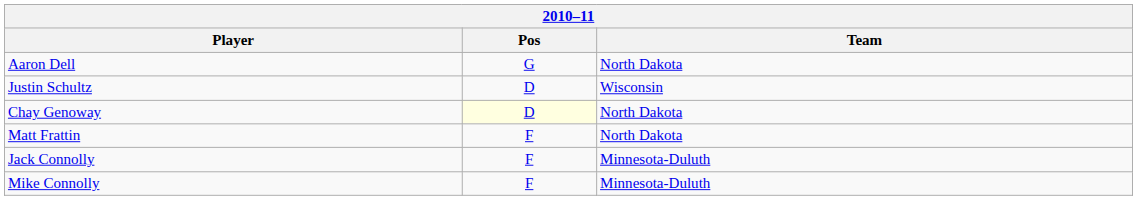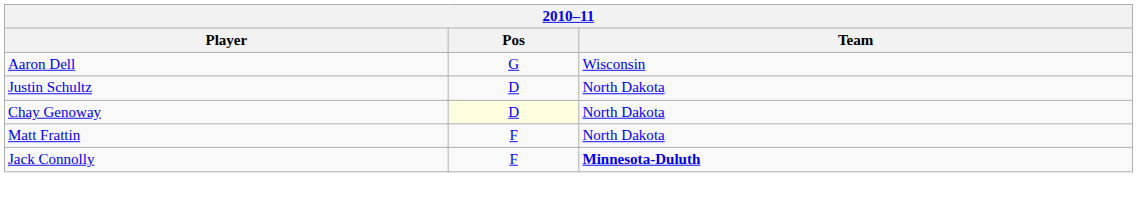(641, 64) North Dakota -> (614, 64) Wisconsin
(631, 87) Wisconsin -> (624, 87) North Dakota
(655, 159) normal -> (641, 159) bold
- row: (54, 183)
